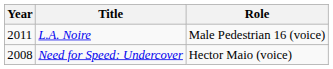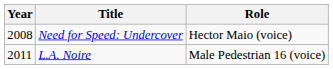rows swapped: (111, 54) <-> (65, 34)
